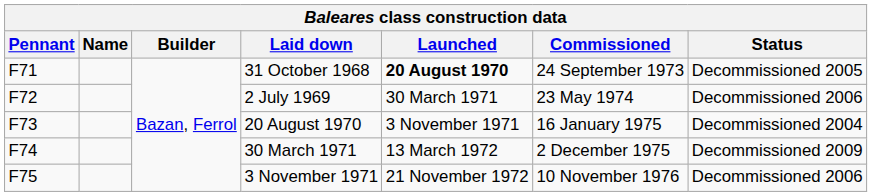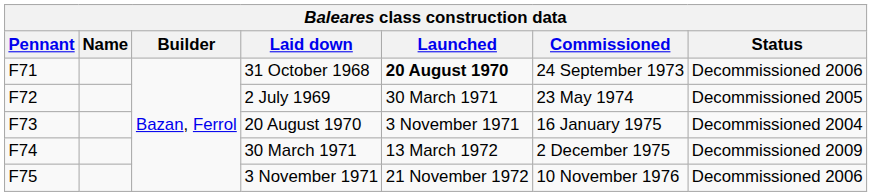(777, 71) Decommissioned 2005 -> (777, 71) Decommissioned 2006
(777, 97) Decommissioned 2006 -> (777, 97) Decommissioned 2005
